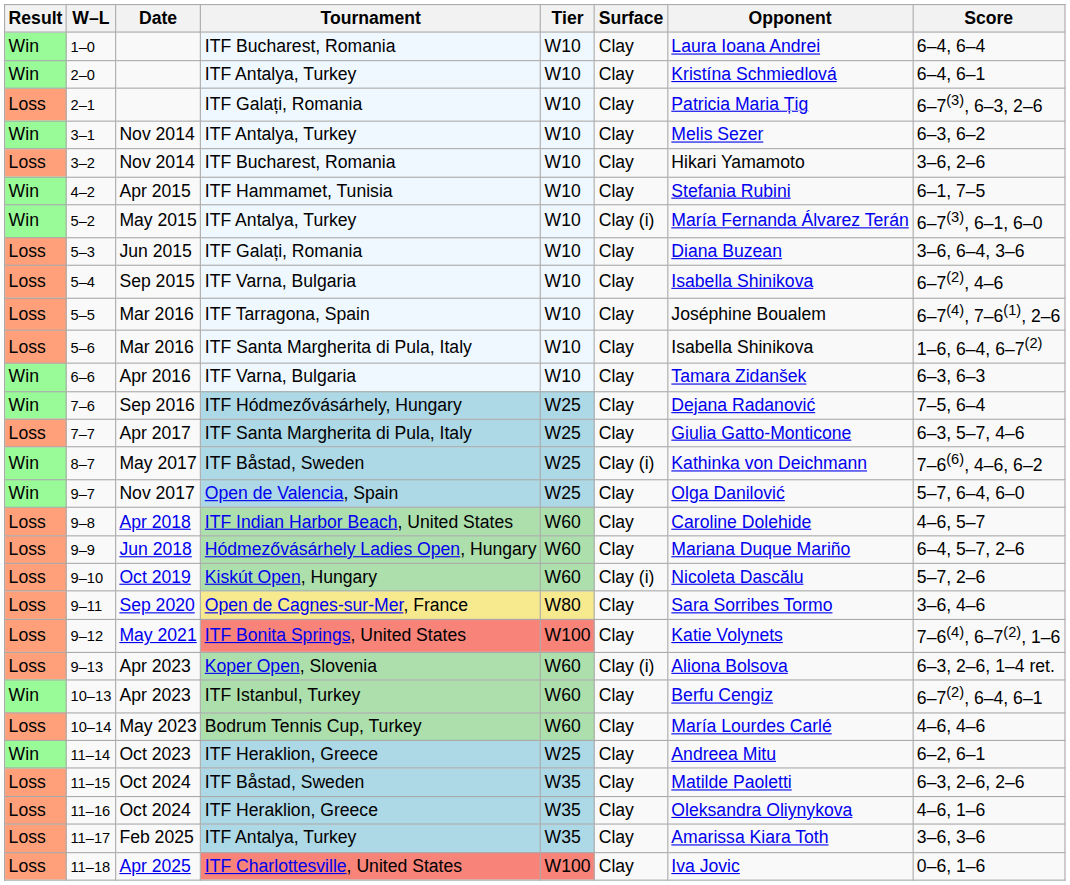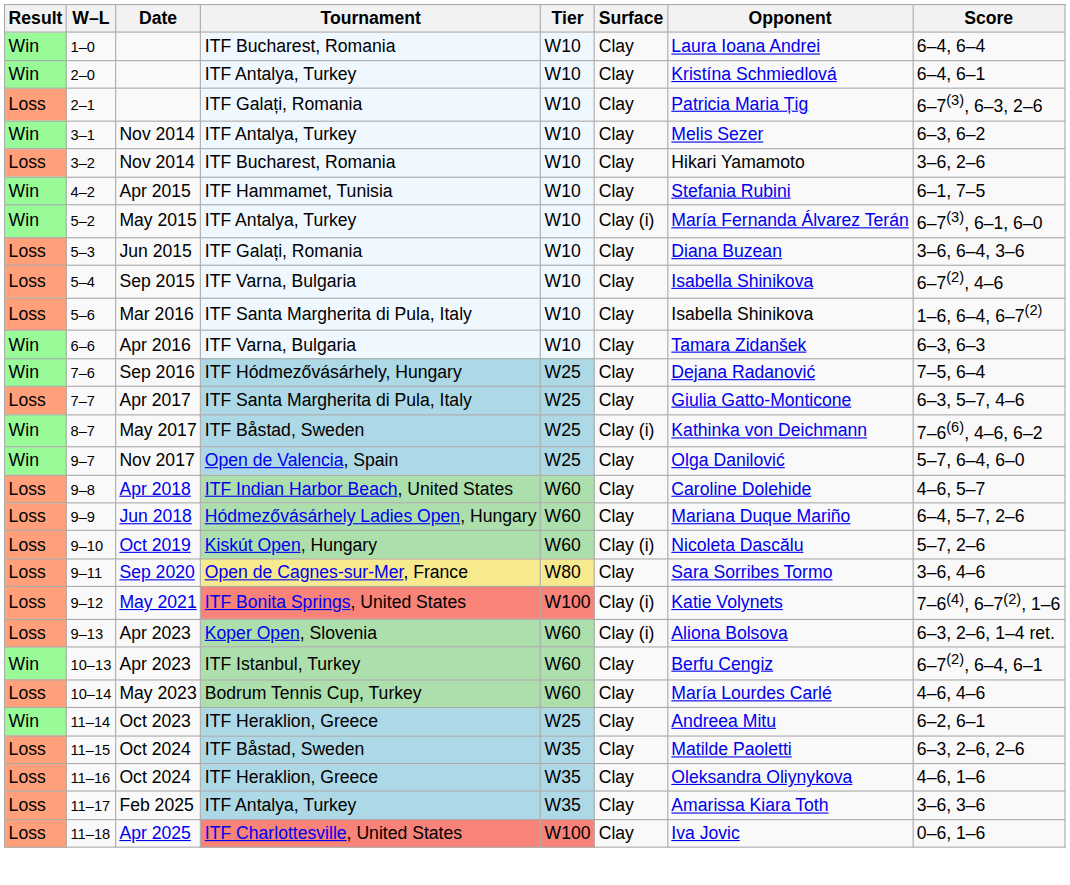- row: (83, 315)
(616, 635) Clay -> (627, 602) Clay (i)
